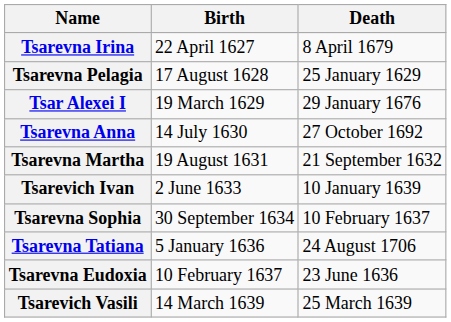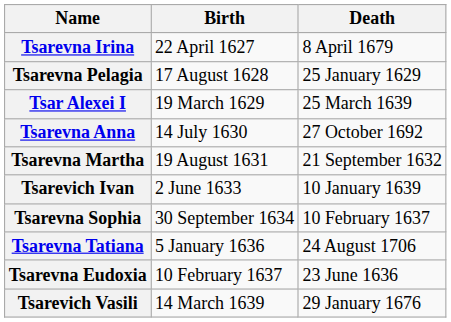(362, 103) 29 January 1676 -> (357, 103) 25 March 1639
(357, 302) 25 March 1639 -> (362, 302) 29 January 1676
